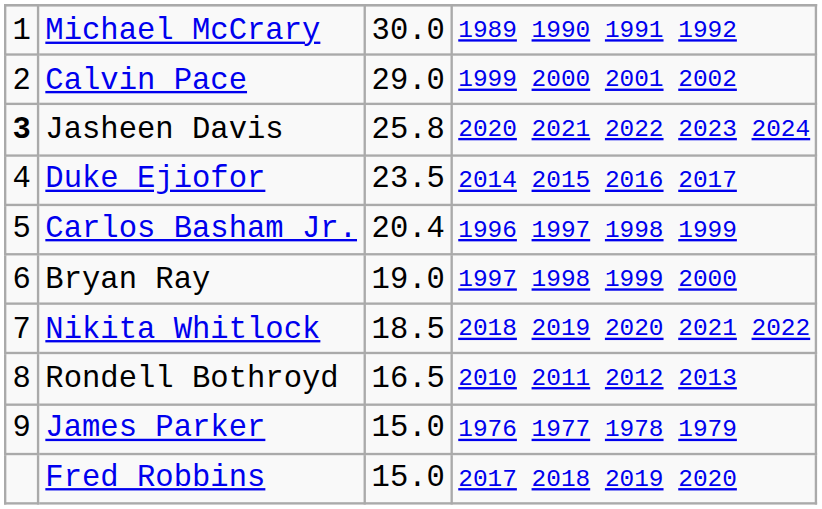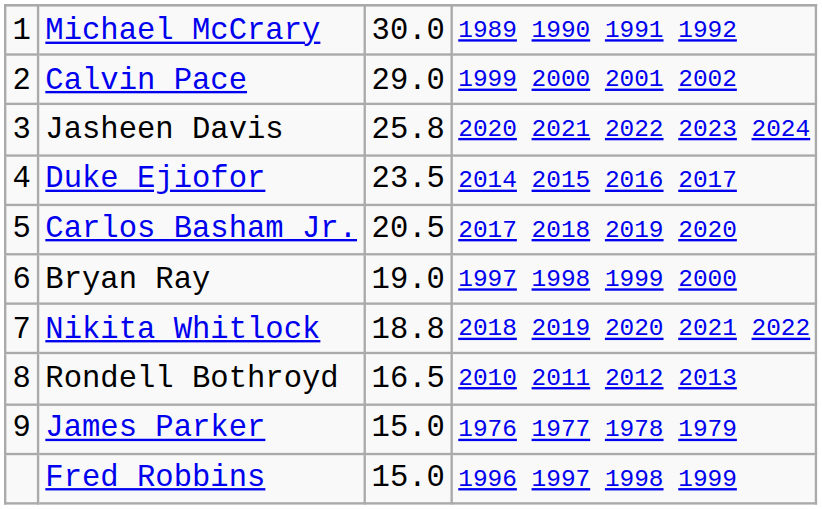(22, 130) bold -> (22, 130) normal
(408, 229) 20.4 -> (408, 229) 20.5
(598, 229) 1996 1997 1998 1999 -> (598, 229) 2017 2018 2019 2020
(408, 329) 18.5 -> (408, 329) 18.8
(598, 478) 2017 2018 2019 2020 -> (598, 478) 1996 1997 1998 1999
